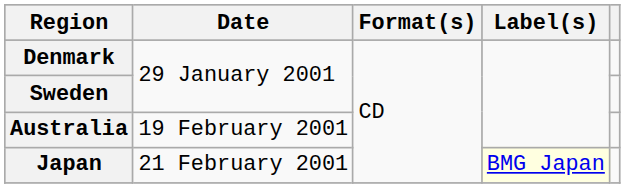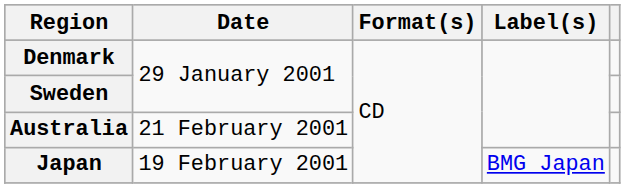(243, 129) 19 February 2001 -> (243, 129) 21 February 2001
(243, 165) 21 February 2001 -> (243, 165) 19 February 2001
(546, 165) lightyellow background -> (546, 165) no background
